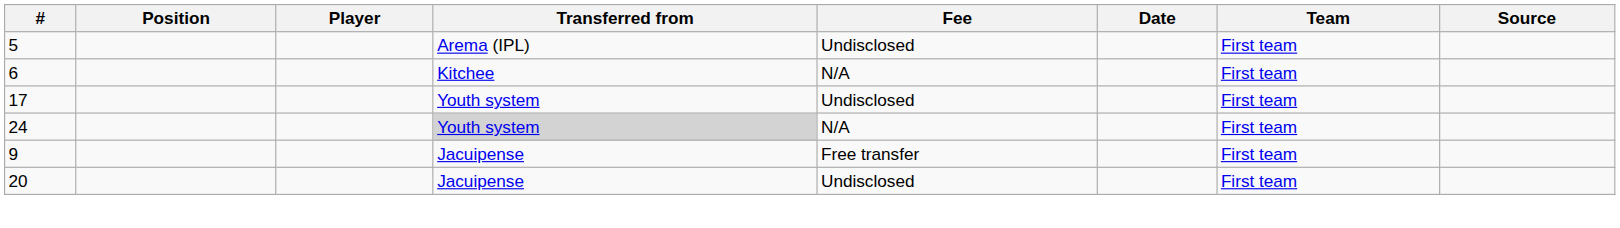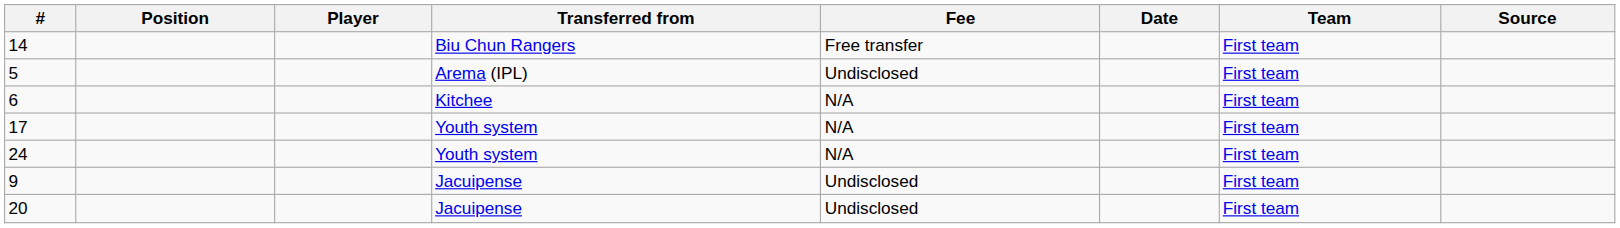+ row: (18, 46)
(868, 100) Undisclosed -> (839, 127) N/A
(488, 127) lightgrey background -> (486, 154) no background
(870, 154) Free transfer -> (872, 181) Undisclosed
